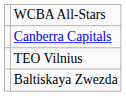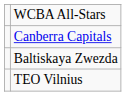rows swapped: (48, 58) <-> (66, 79)
